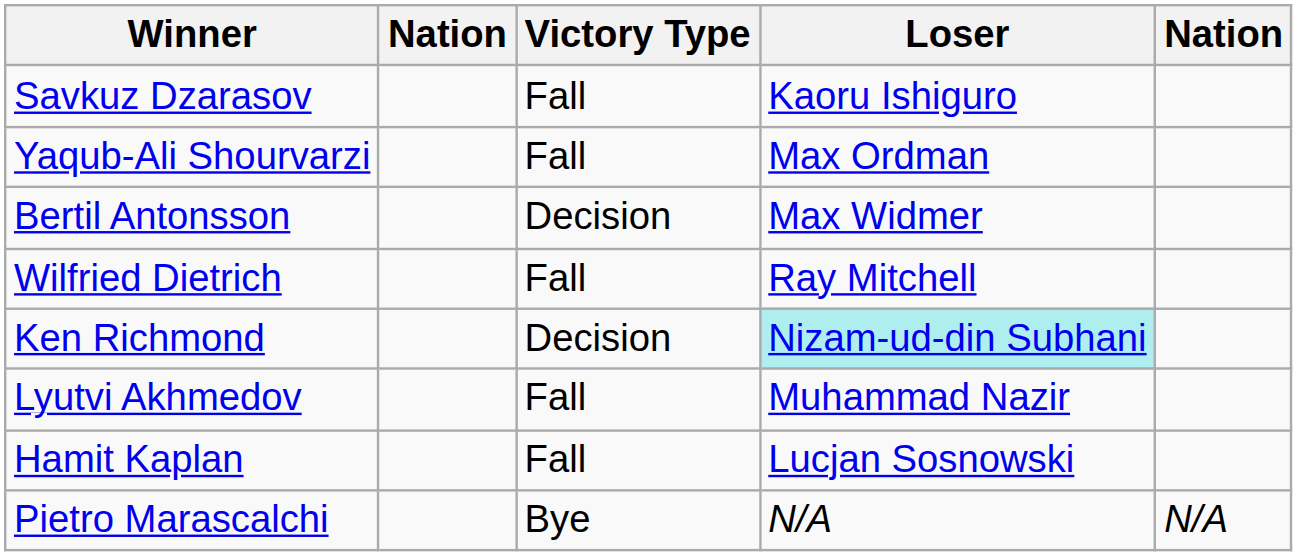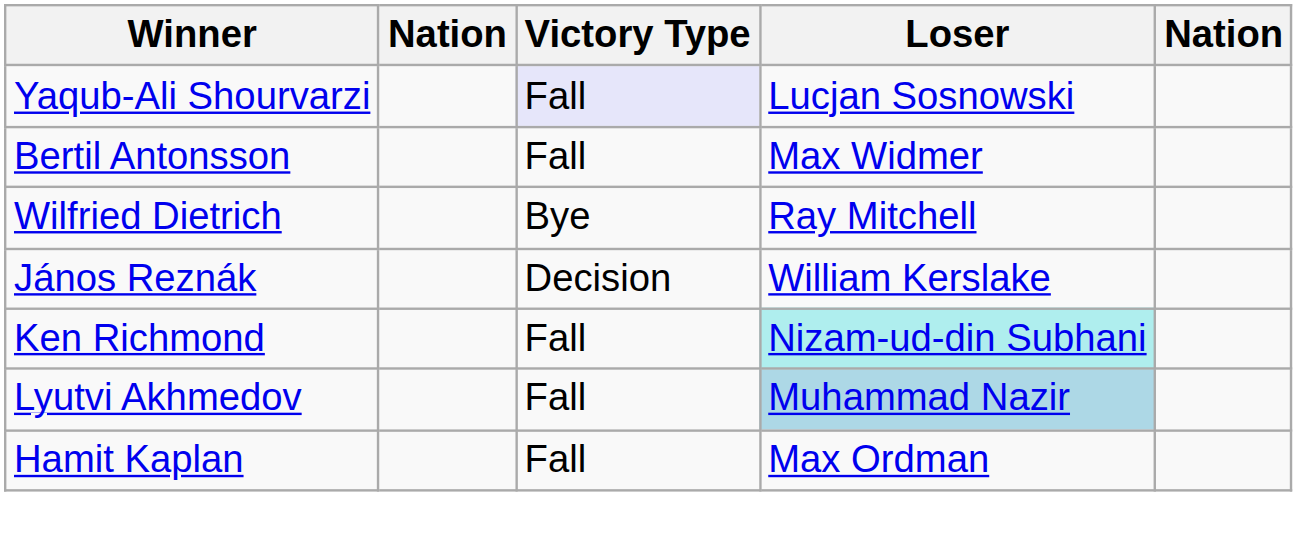- row: (163, 95)
(555, 156) no background -> (555, 95) lavender background
(879, 156) Max Ordman -> (921, 95) Lucjan Sosnowski
(598, 216) Decision -> (555, 156) Fall
(555, 277) Fall -> (558, 216) Bye
+ row: (135, 277)
(598, 338) Decision -> (555, 338) Fall
(919, 398) no background -> (919, 398) lightblue background
(921, 459) Lucjan Sosnowski -> (879, 459) Max Ordman
- row: (171, 519)
